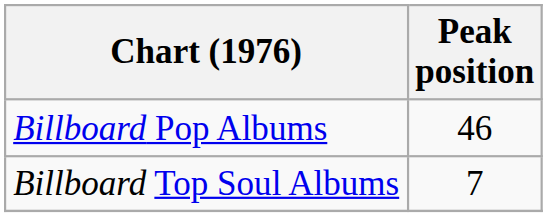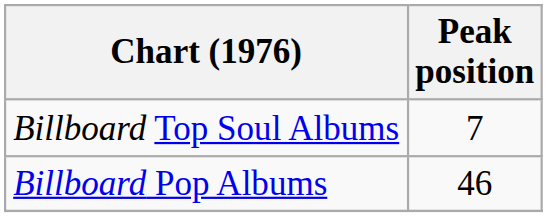rows swapped: (170, 127) <-> (206, 182)
